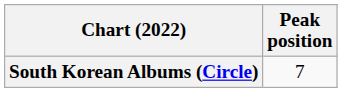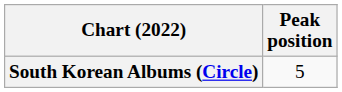(300, 71) 7 -> (300, 71) 5
